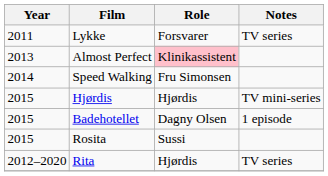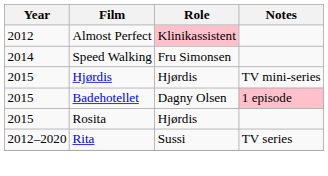- row: (89, 35)
(21, 56) 2013 -> (21, 35) 2012
(267, 118) no background -> (267, 98) pink background
(172, 139) Sussi -> (177, 118) Hjørdis
(177, 160) Hjørdis -> (172, 139) Sussi
